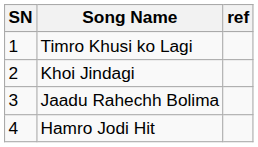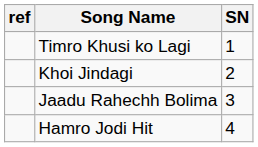columns swapped: (21, 18) <-> (238, 18)
